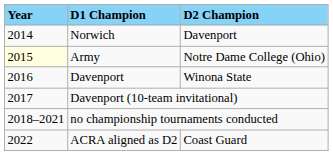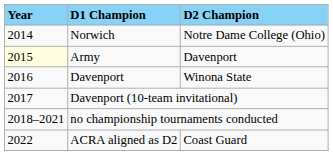(210, 35) Davenport -> (254, 35) Notre Dame College (Ohio)
(254, 56) Notre Dame College (Ohio) -> (210, 56) Davenport
